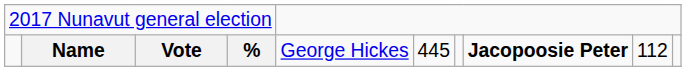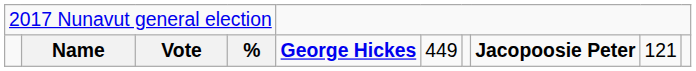(345, 50) normal -> (348, 50) bold
(434, 50) 445 -> (441, 50) 449
(652, 50) 112 -> (661, 50) 121
